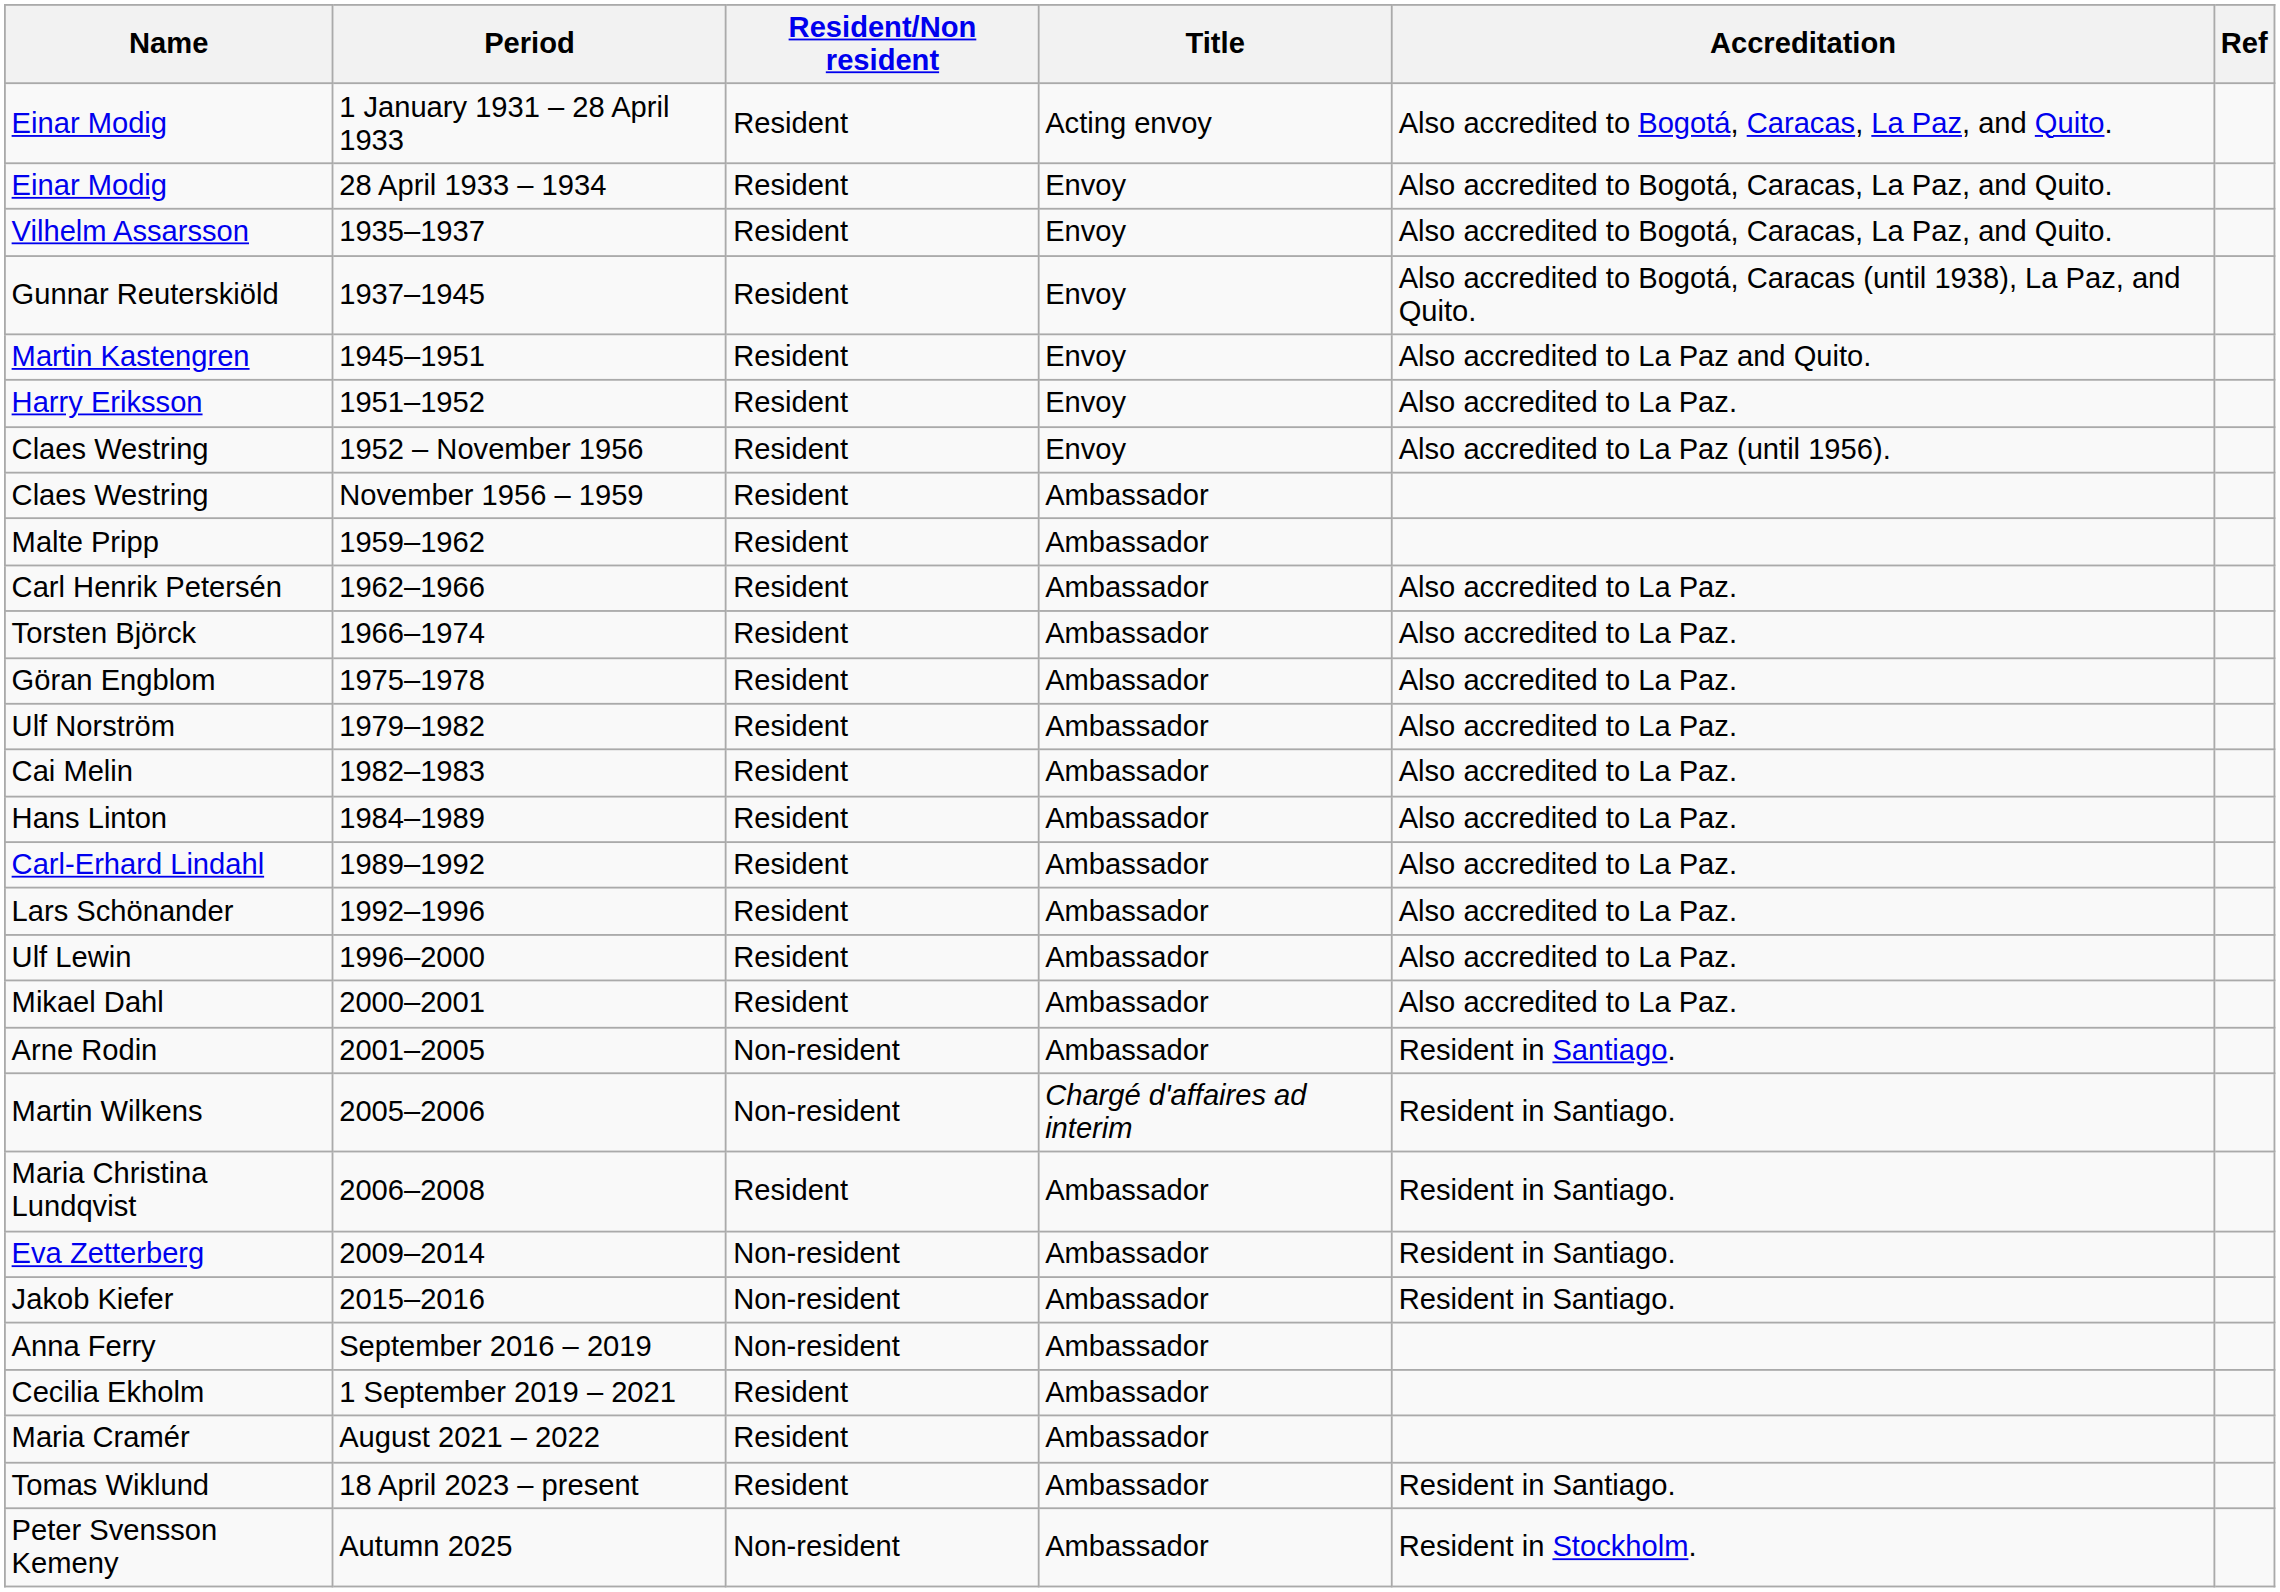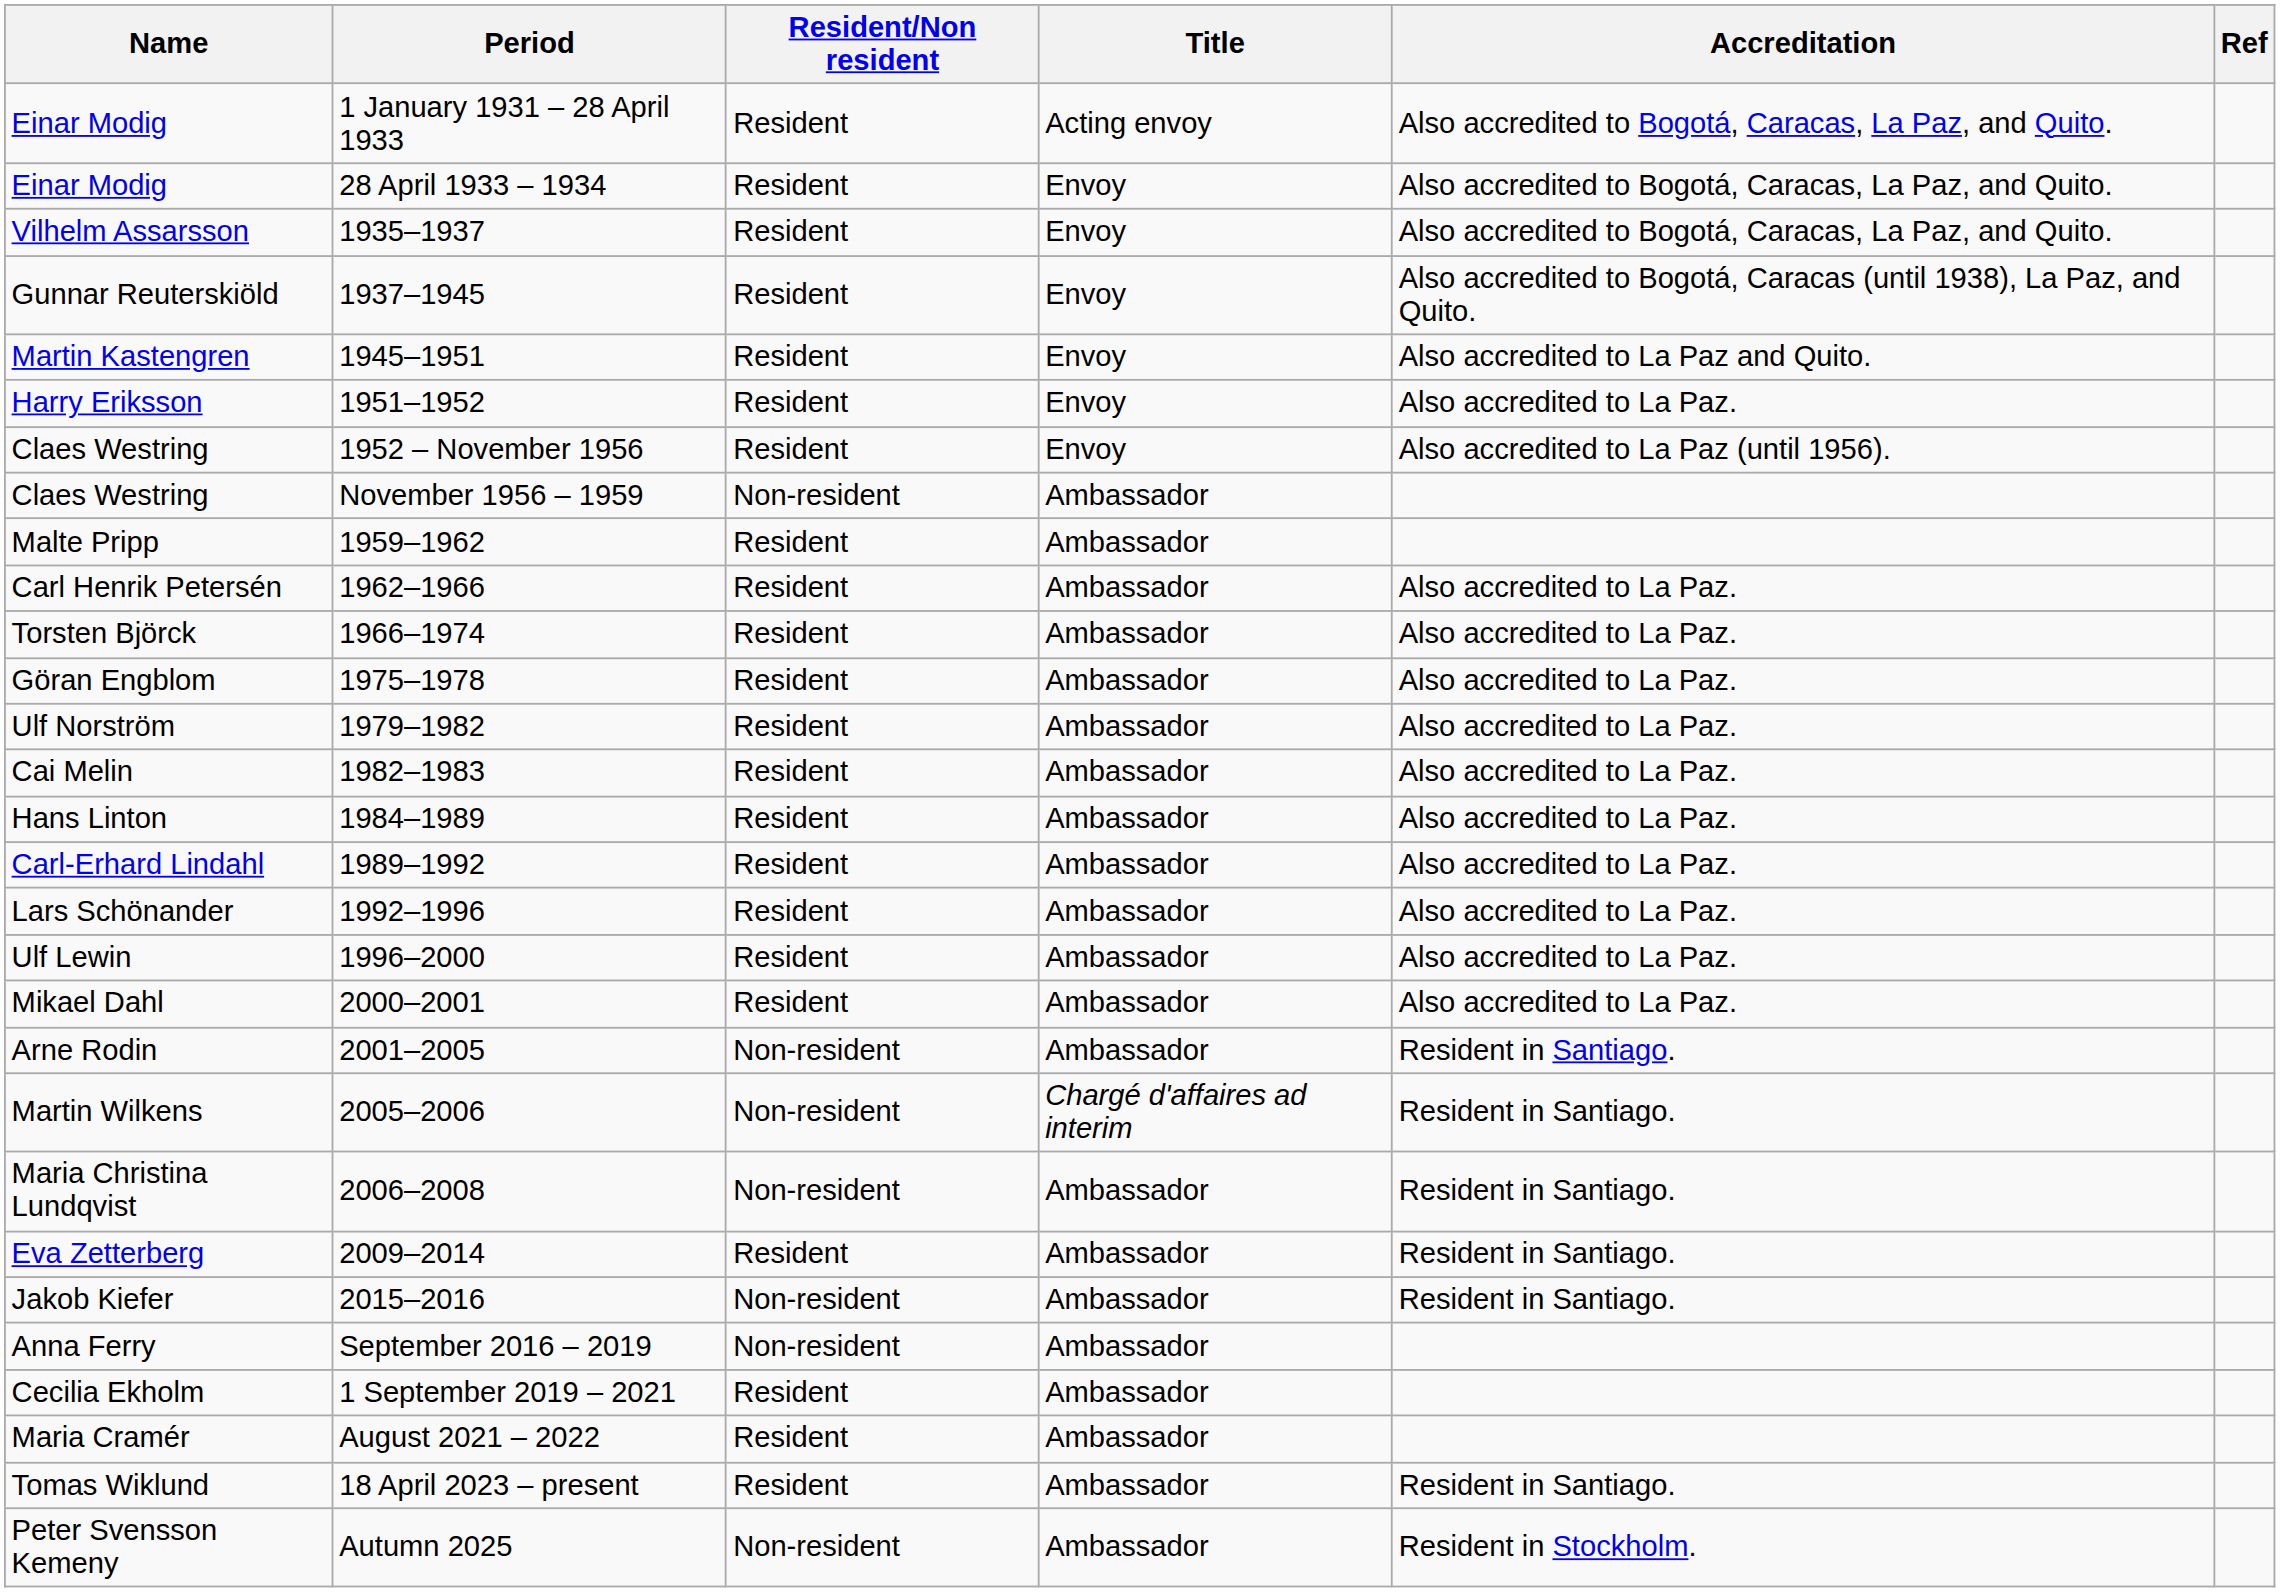(791, 495) Resident -> (817, 495) Non-resident
(791, 1191) Resident -> (817, 1191) Non-resident
(817, 1253) Non-resident -> (791, 1253) Resident
